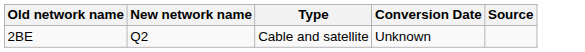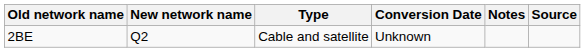+ column: (507, 15)
